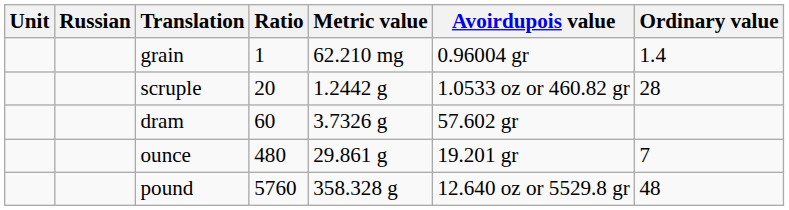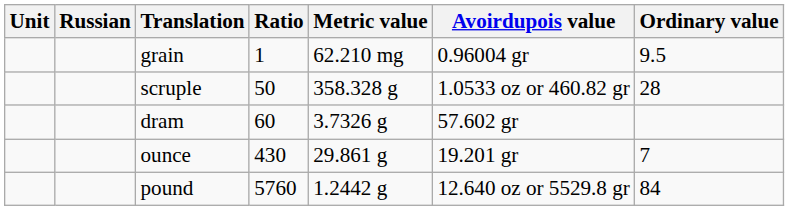(653, 54) 1.4 -> (653, 54) 9.5
(265, 88) 20 -> (265, 88) 50
(350, 88) 1.2442 g -> (356, 88) 358.328 g
(270, 155) 480 -> (270, 155) 430
(356, 188) 358.328 g -> (350, 188) 1.2442 g
(650, 188) 48 -> (650, 188) 84
